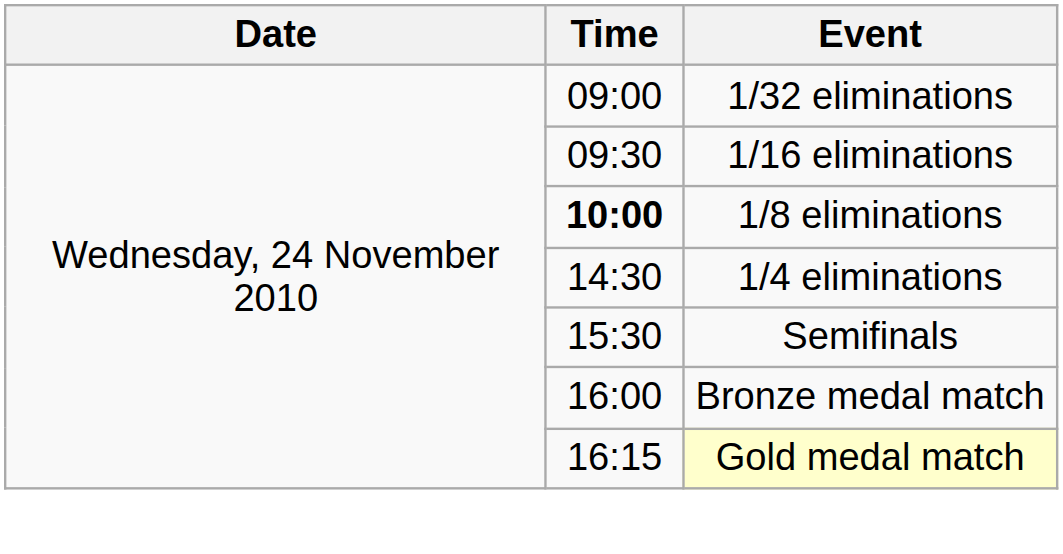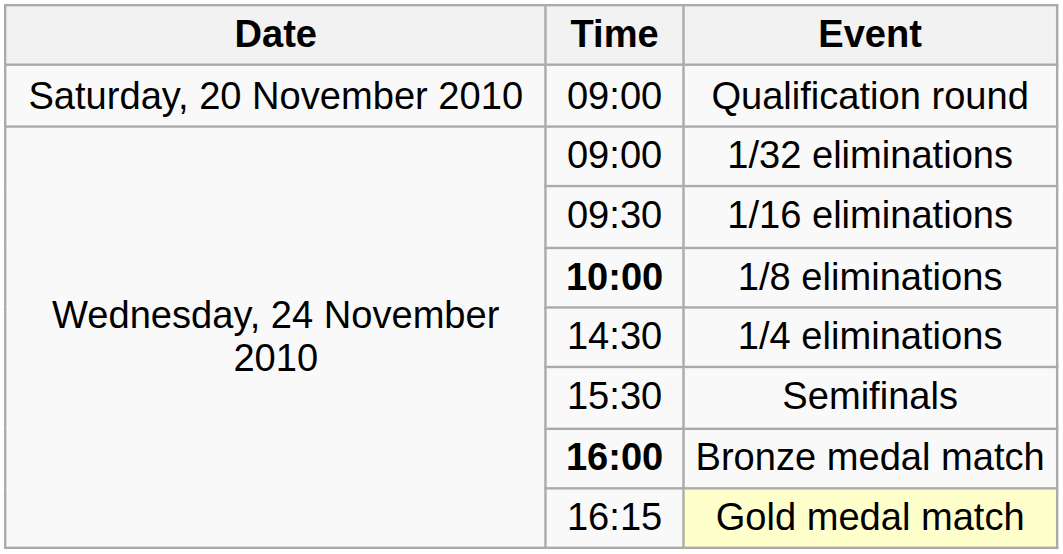+ row: (870, 95)
(615, 397) normal -> (615, 457) bold
